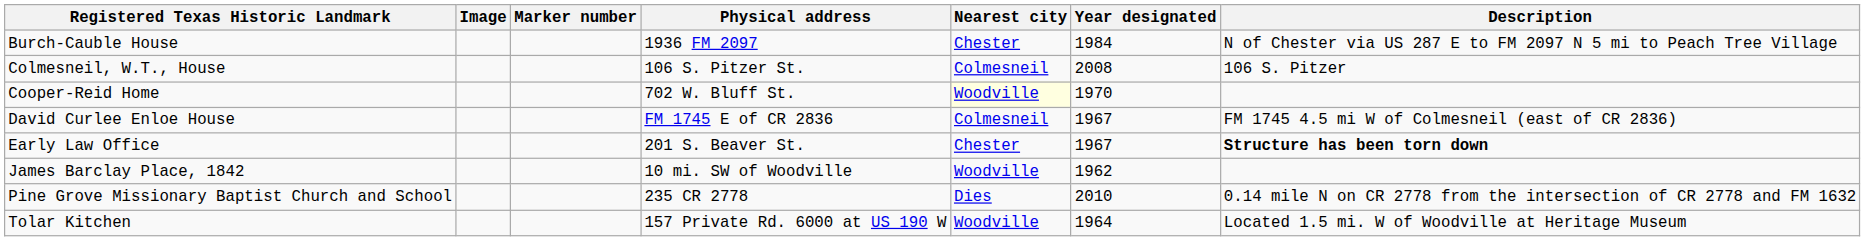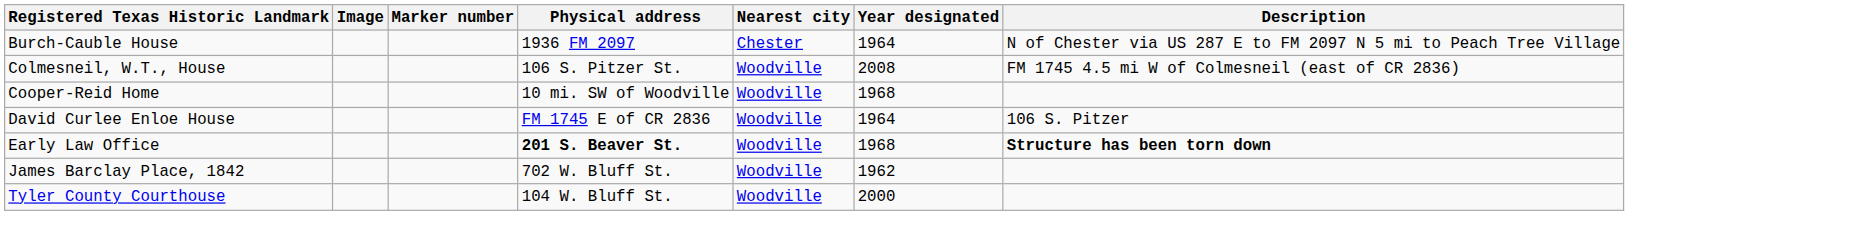(1094, 43) 1984 -> (877, 43) 1964
(1001, 69) Colmesneil -> (779, 69) Woodville
(1285, 69) 106 S. Pitzer -> (1233, 69) FM 1745 4.5 mi W of Colmesneil (east of CR 2836)
(720, 94) 702 W. Bluff St. -> (626, 94) 10 mi. SW of Woodville
(996, 94) lightyellow background -> (779, 94) no background
(1094, 94) 1970 -> (877, 94) 1968
(1001, 120) Colmesneil -> (779, 120) Woodville
(1094, 120) 1967 -> (877, 120) 1964
(1450, 120) FM 1745 4.5 mi W of Colmesneil (east of CR 2836) -> (1068, 120) 106 S. Pitzer
(725, 146) normal -> (602, 146) bold
(987, 146) Chester -> (779, 146) Woodville
(1094, 146) 1967 -> (877, 146) 1968
(748, 171) 10 mi. SW of Woodville -> (597, 171) 702 W. Bluff St.
- row: (230, 197)
- row: (70, 223)
+ row: (117, 197)
